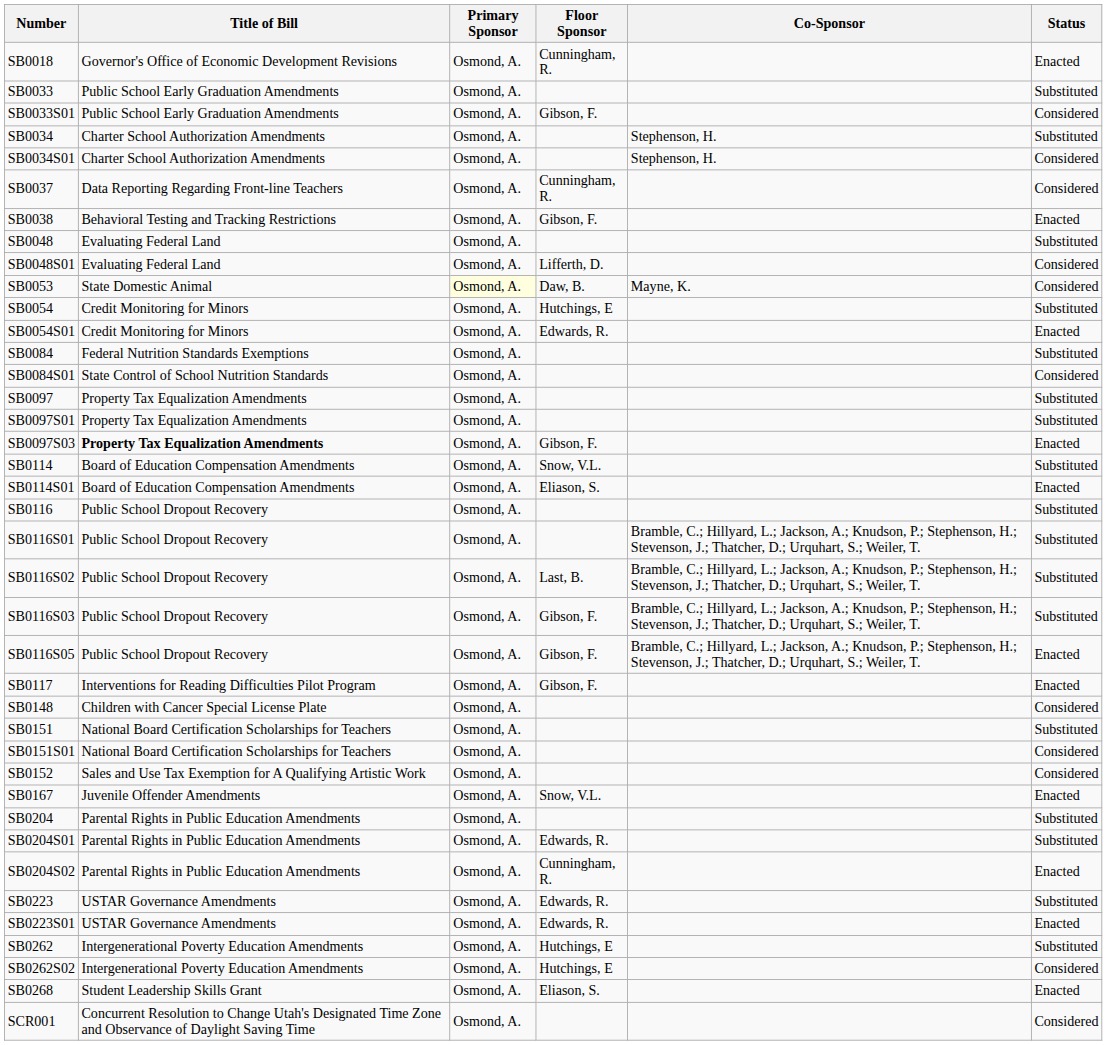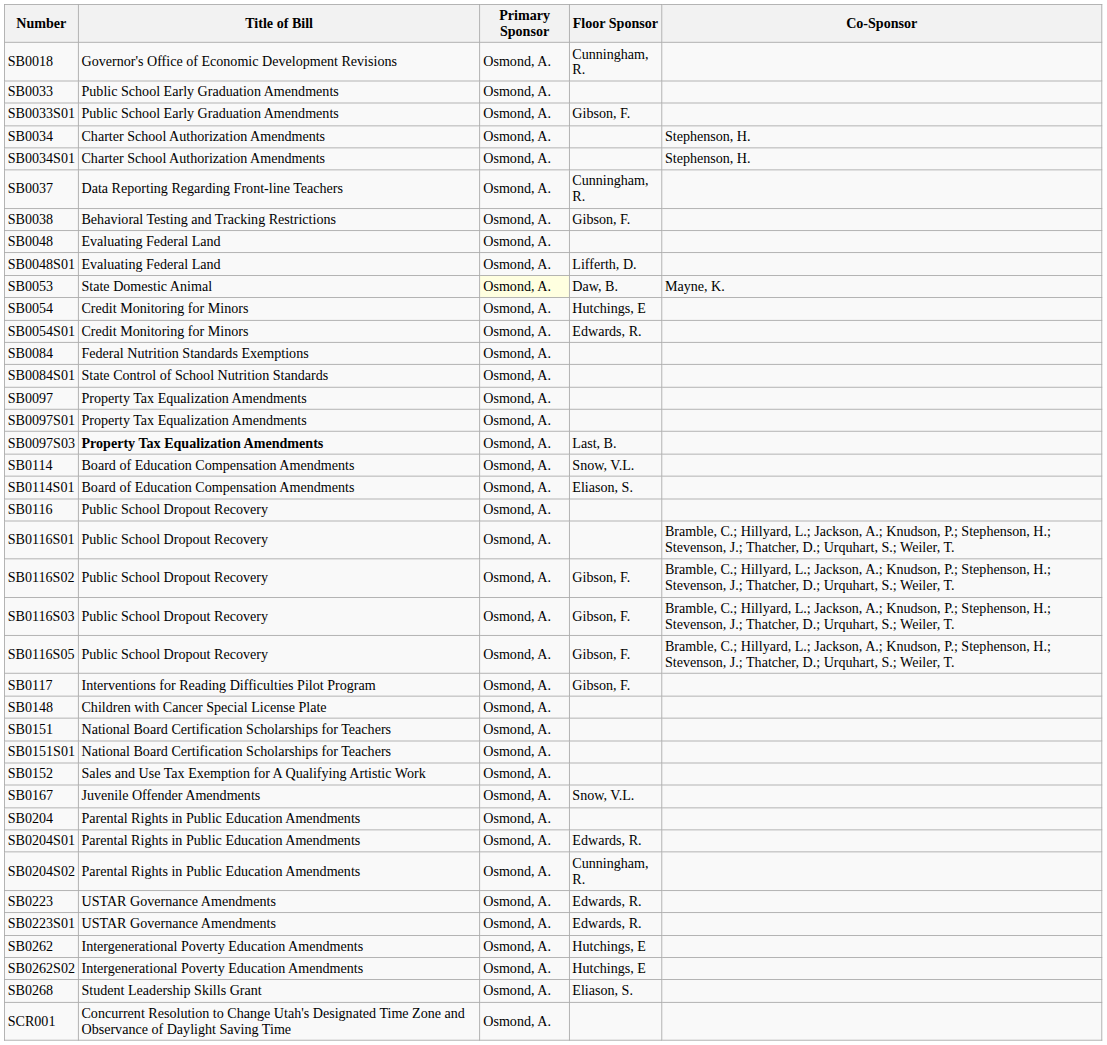- column: (1066, 23)
(568, 442) Gibson, F. -> (594, 442) Last, B.
(561, 578) Last, B. -> (601, 578) Gibson, F.
